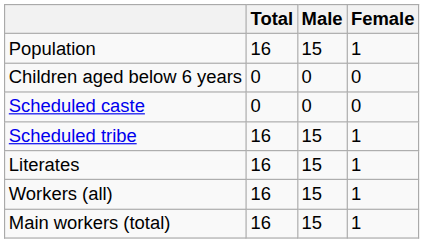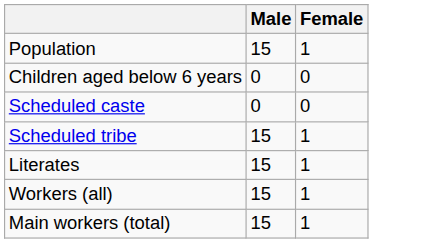- column: (272, 19)
